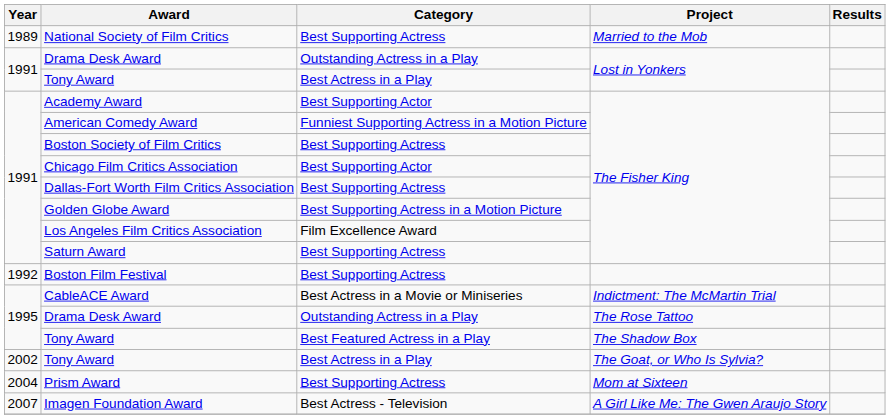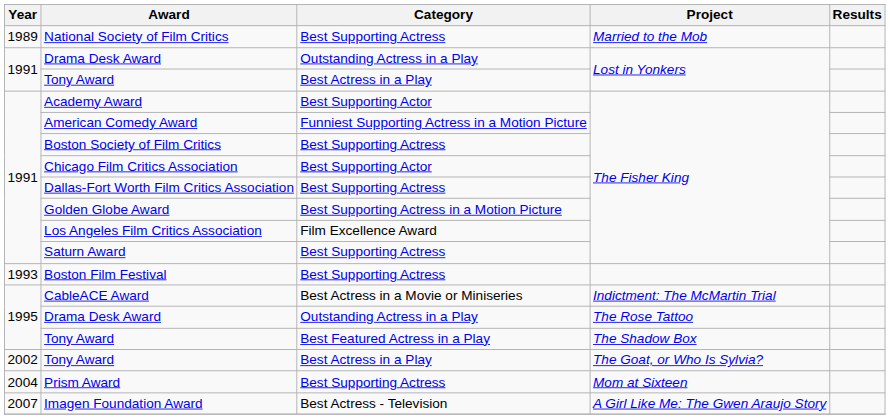(23, 274) 1992 -> (23, 274) 1993
